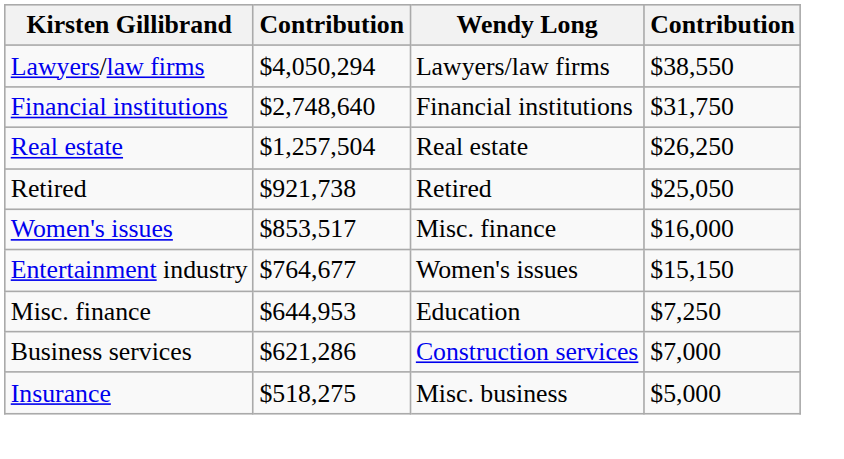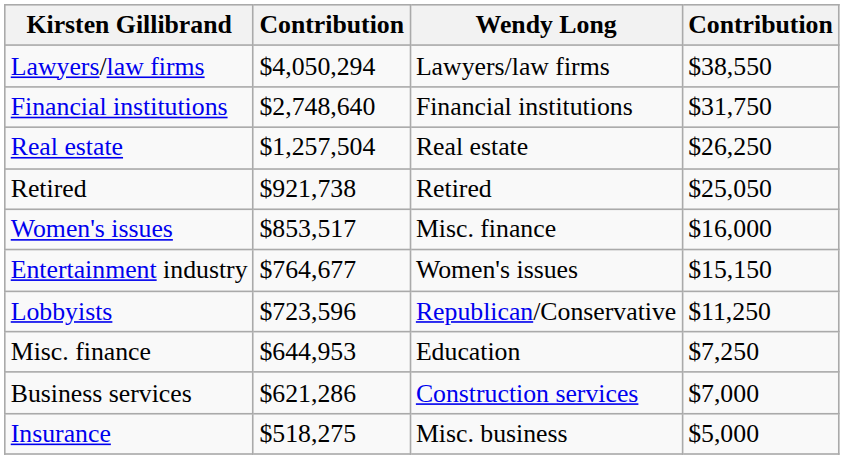+ row: (62, 310)
